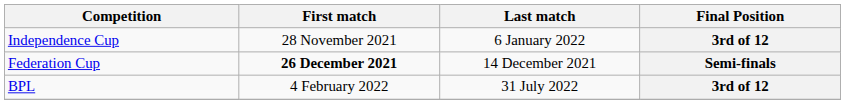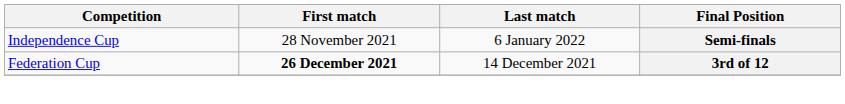(740, 39) 3rd of 12 -> (740, 39) Semi-finals
(740, 63) Semi-finals -> (740, 63) 3rd of 12
- row: (22, 87)
